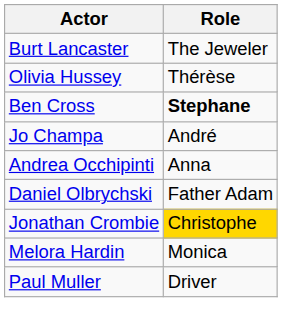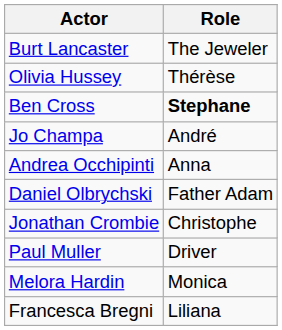(212, 223) gold background -> (212, 223) no background
rows swapped: (67, 252) <-> (55, 281)
+ row: (81, 310)
